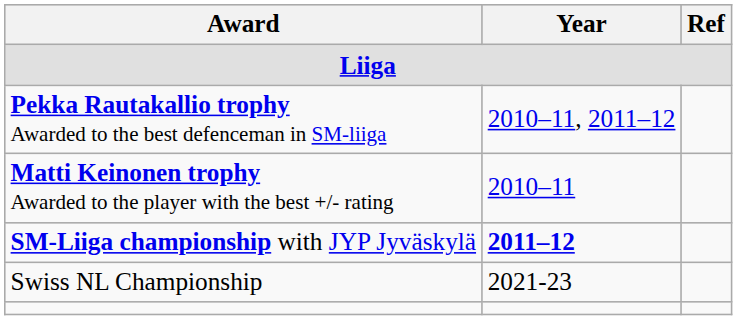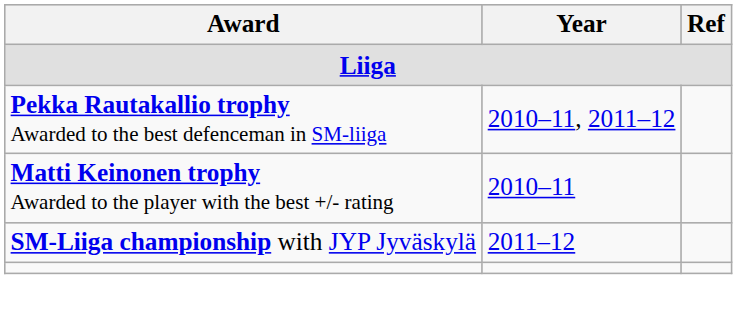(531, 241) bold -> (531, 241) normal
- row: (137, 281)
